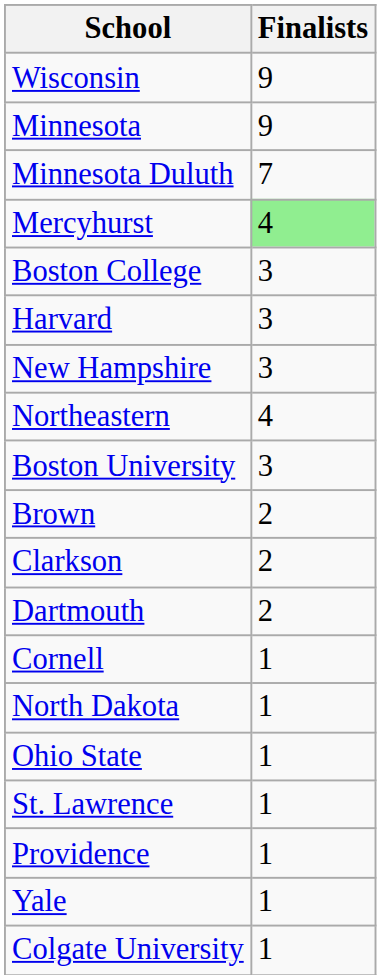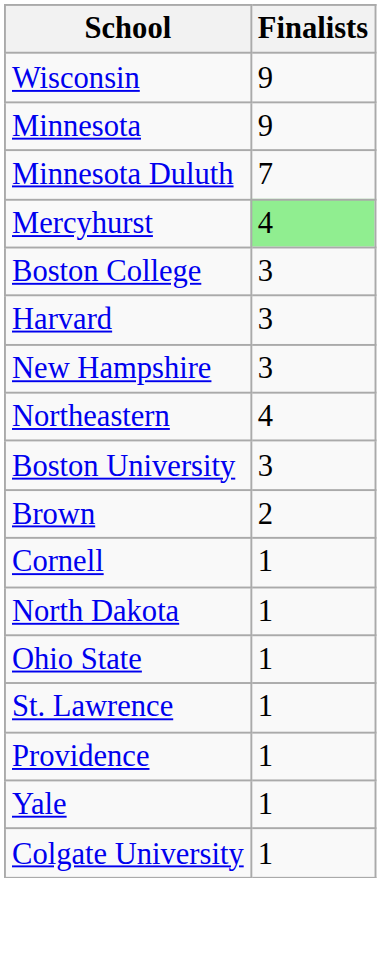- row: (67, 561)
- row: (78, 610)
